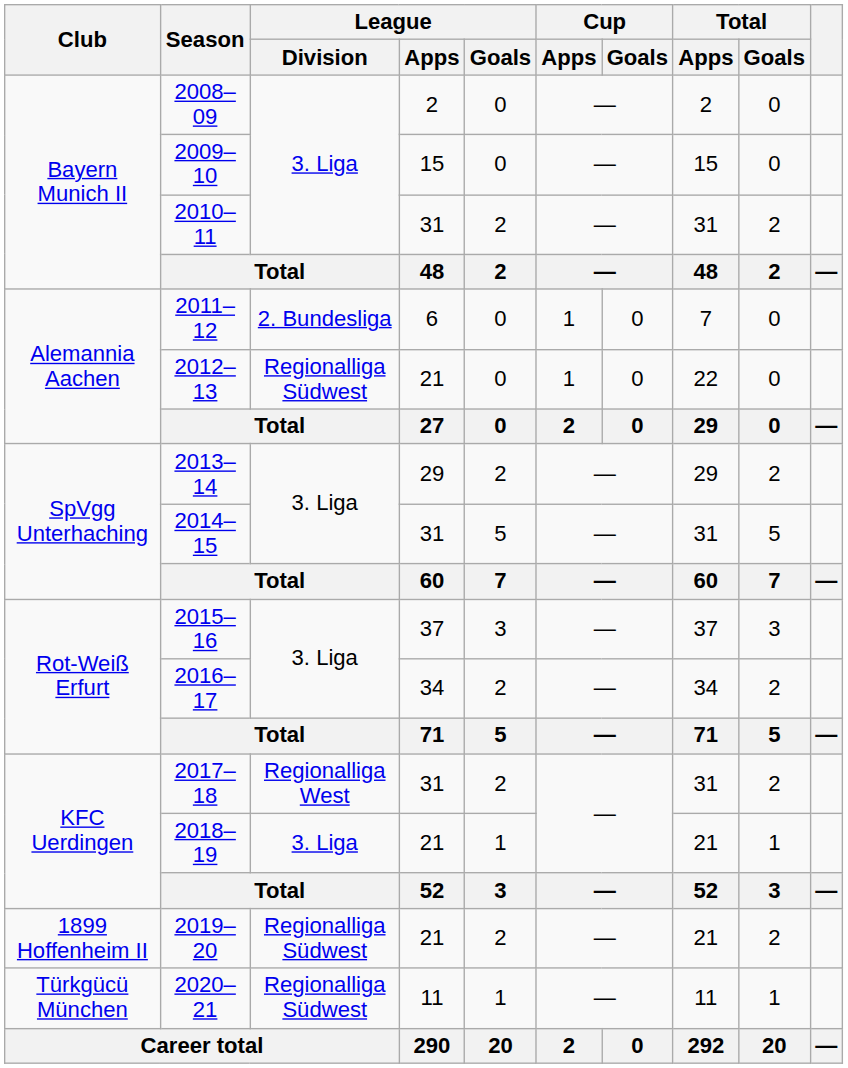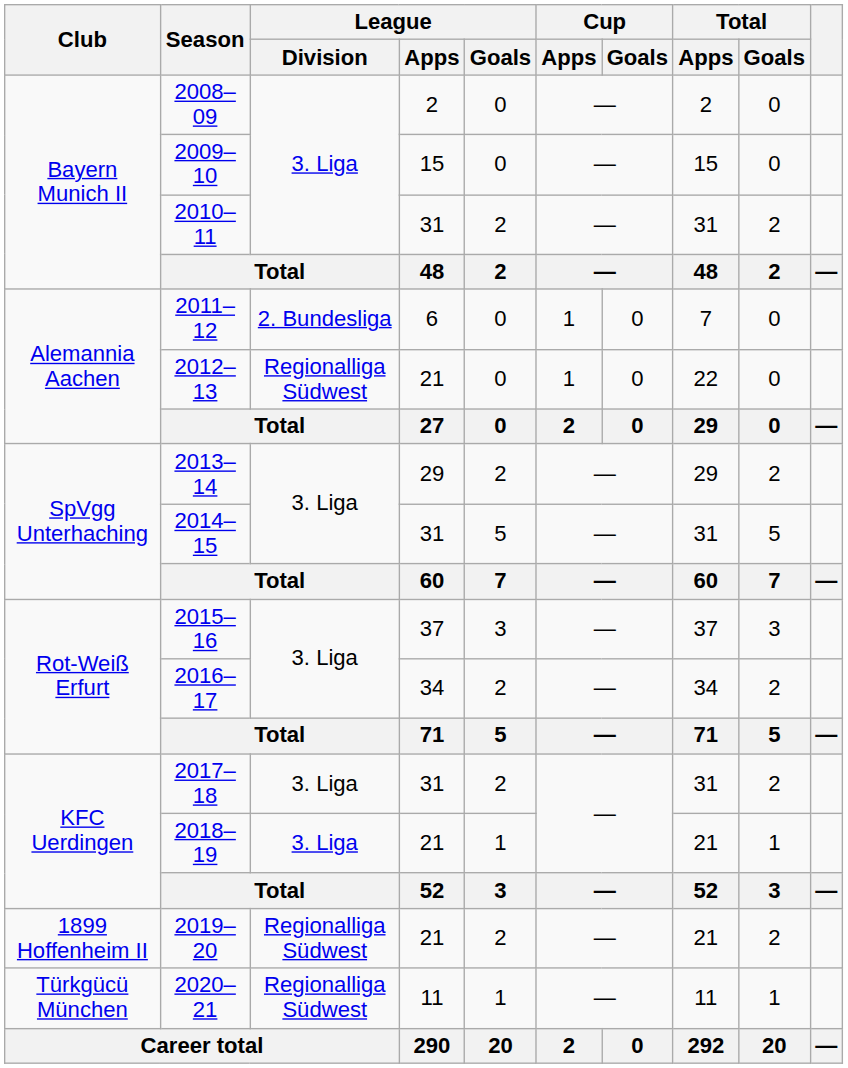(325, 783) Regionalliga West -> (325, 783) 3. Liga
